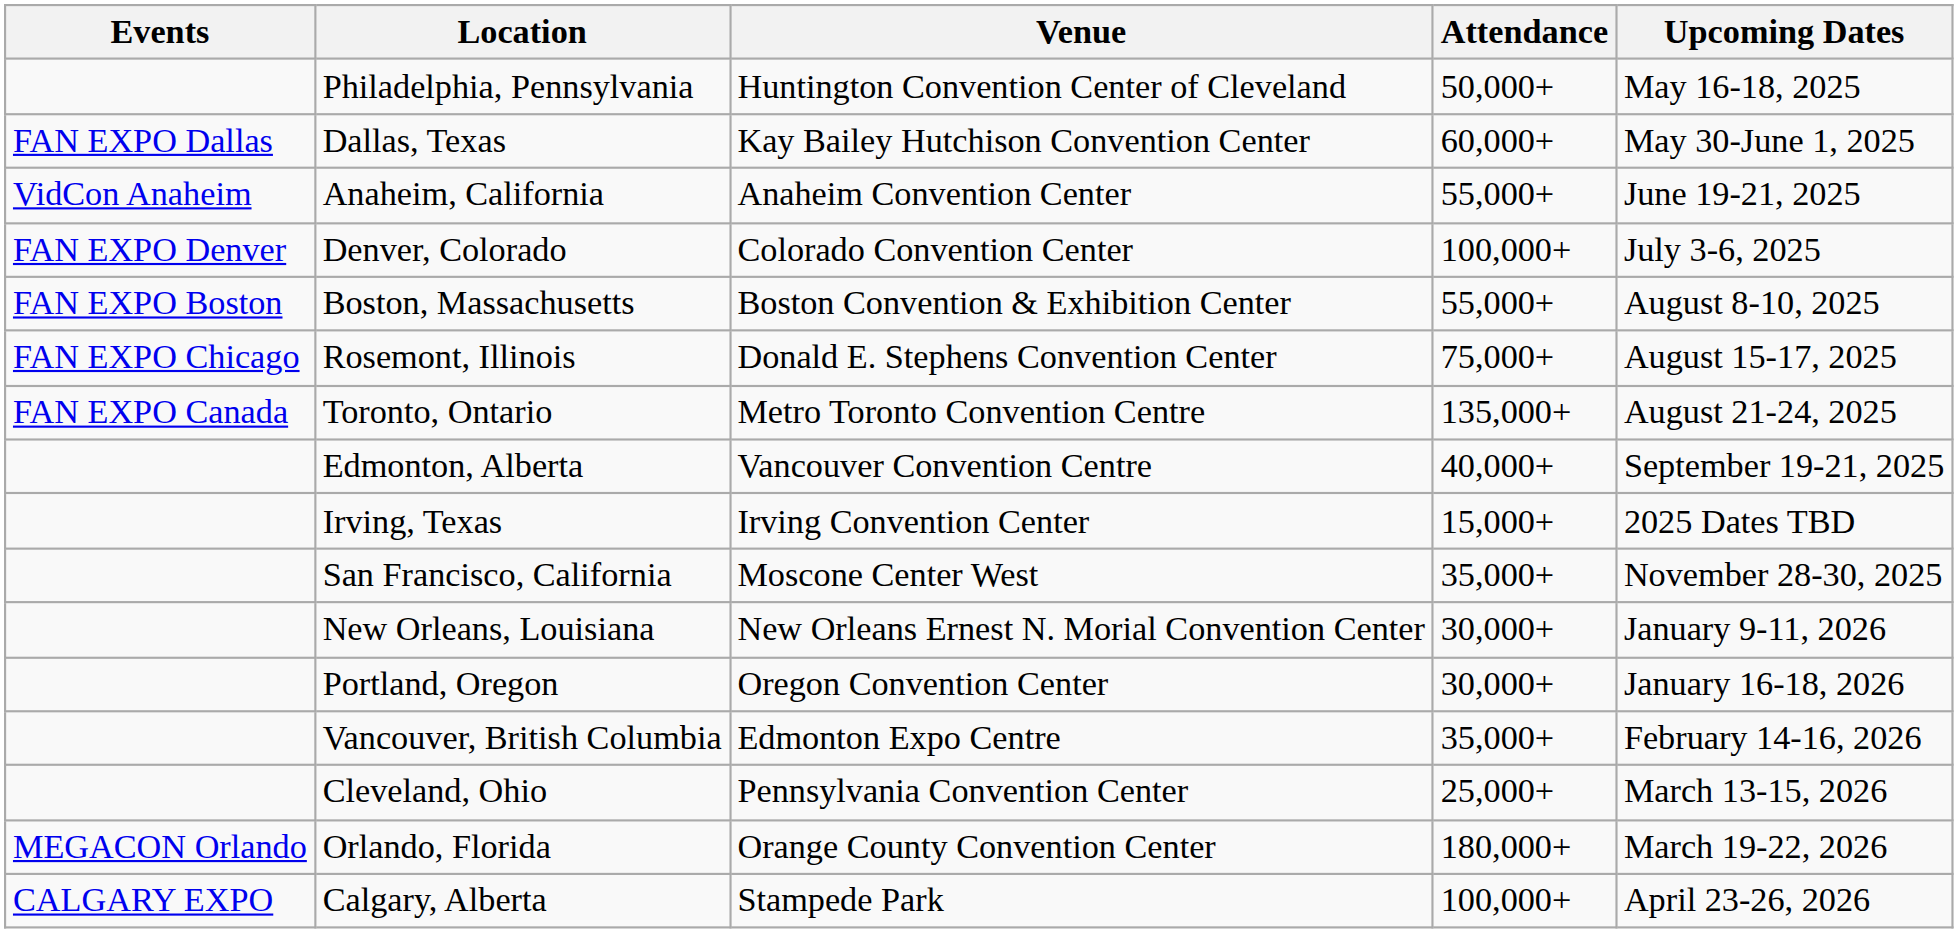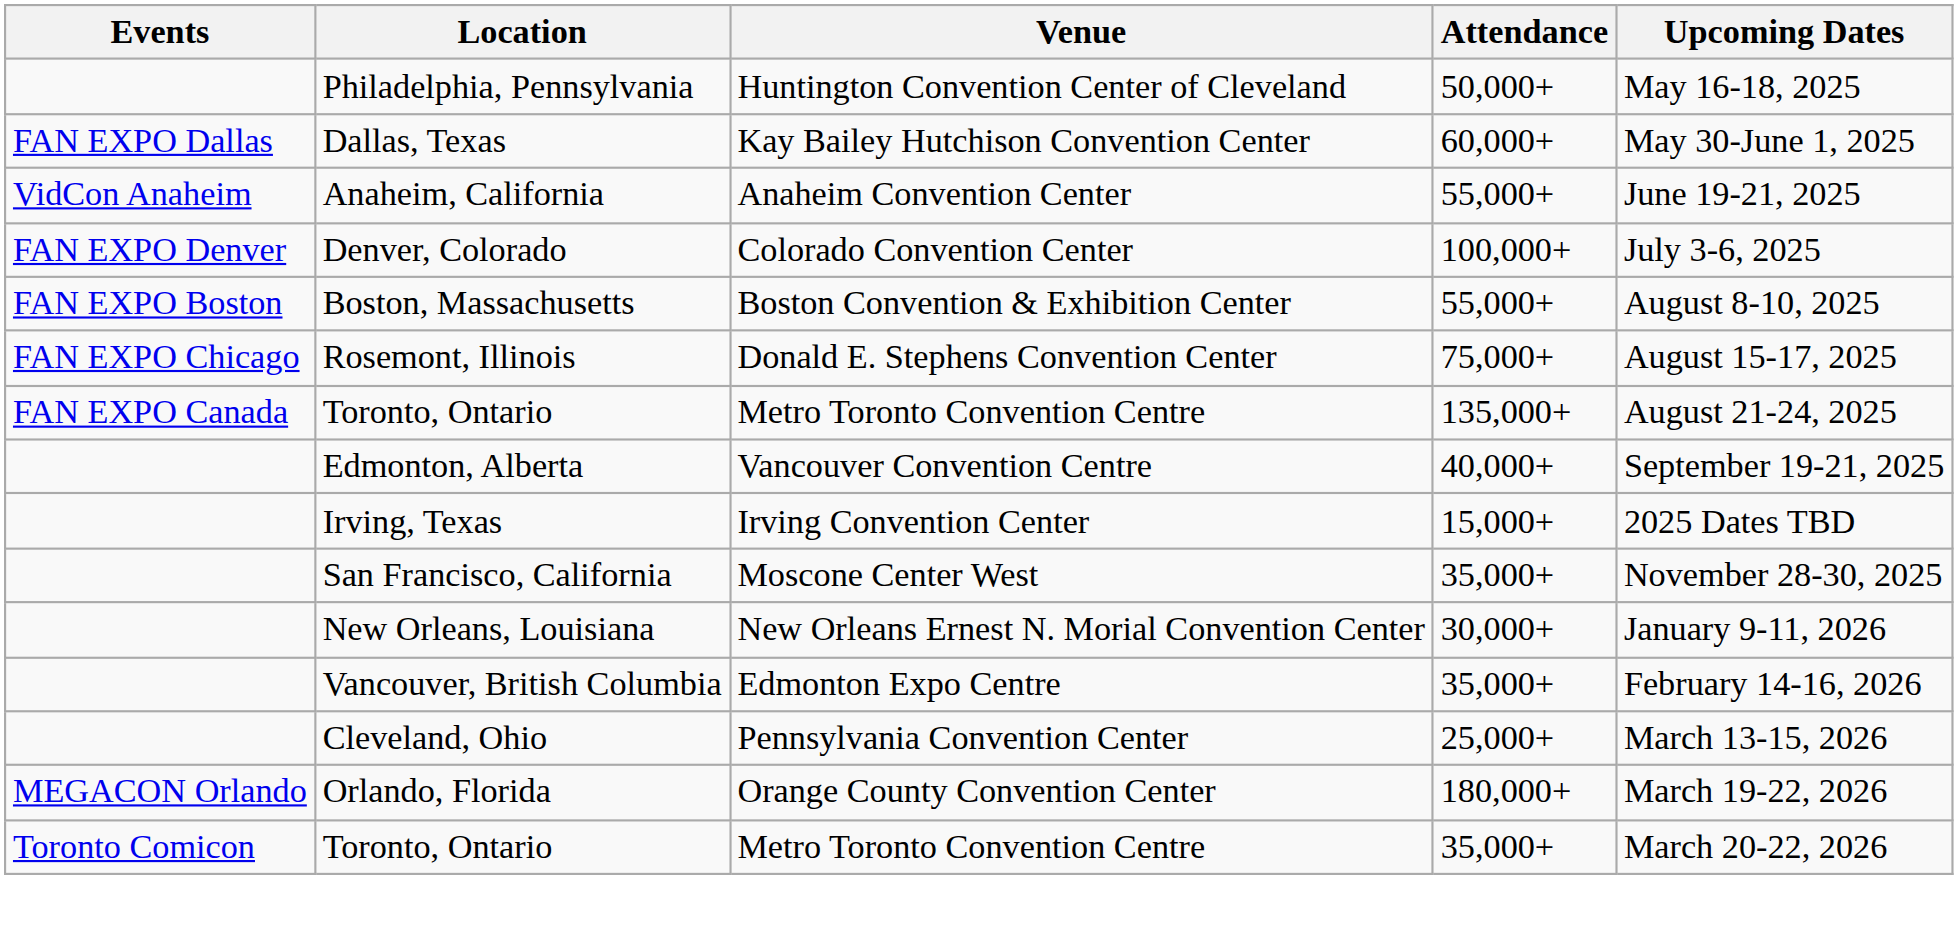- row: (441, 683)
+ row: (437, 846)
- row: (435, 900)
